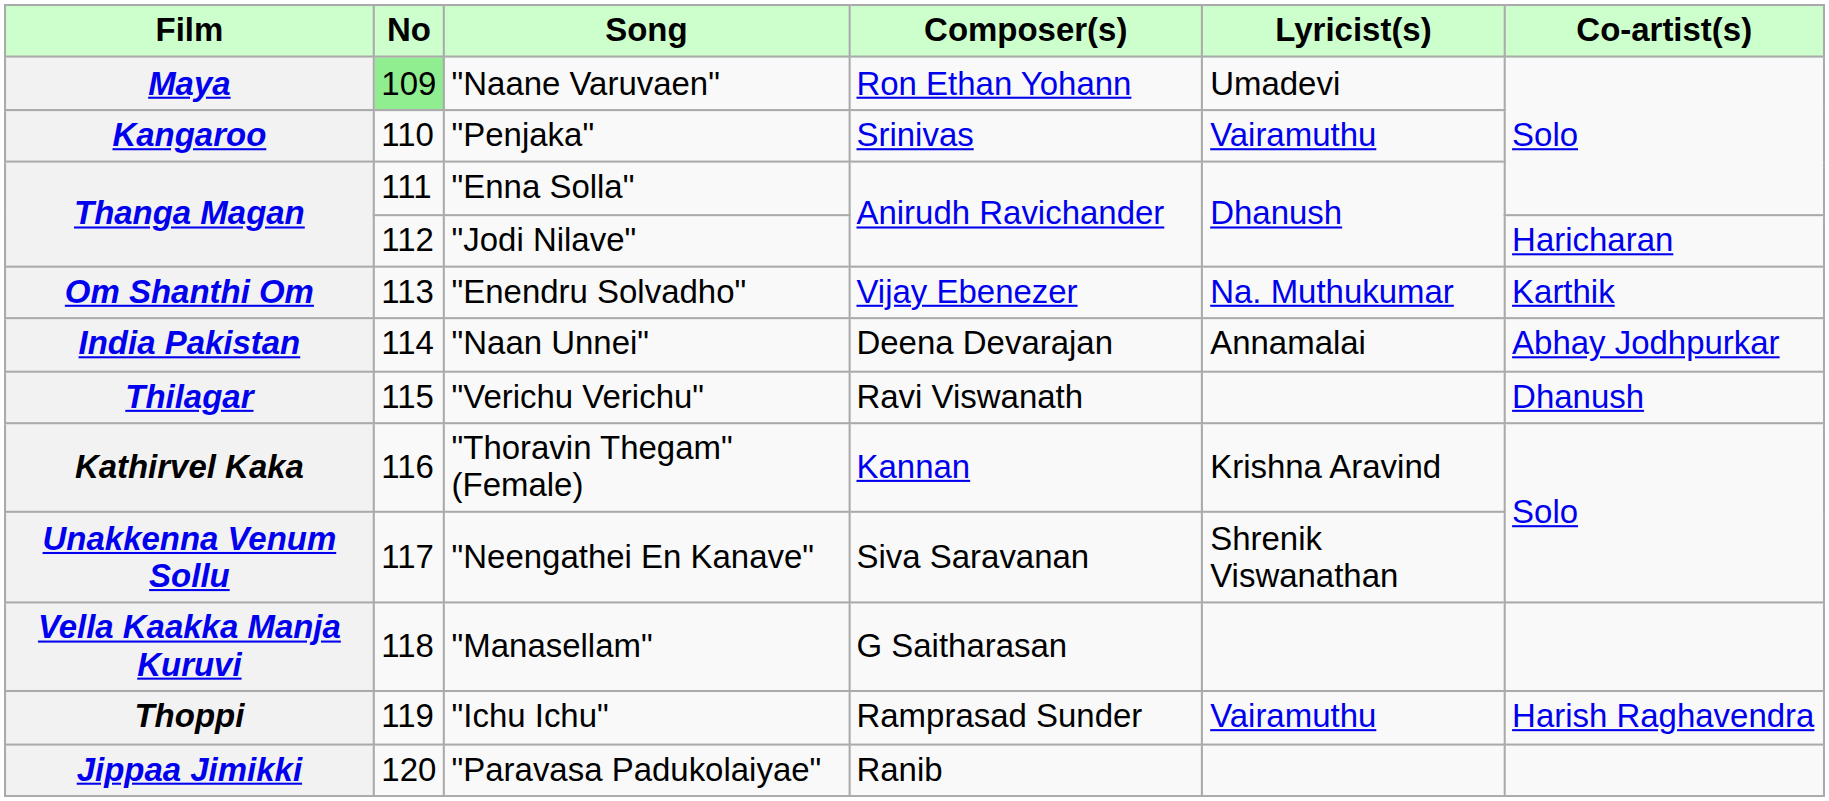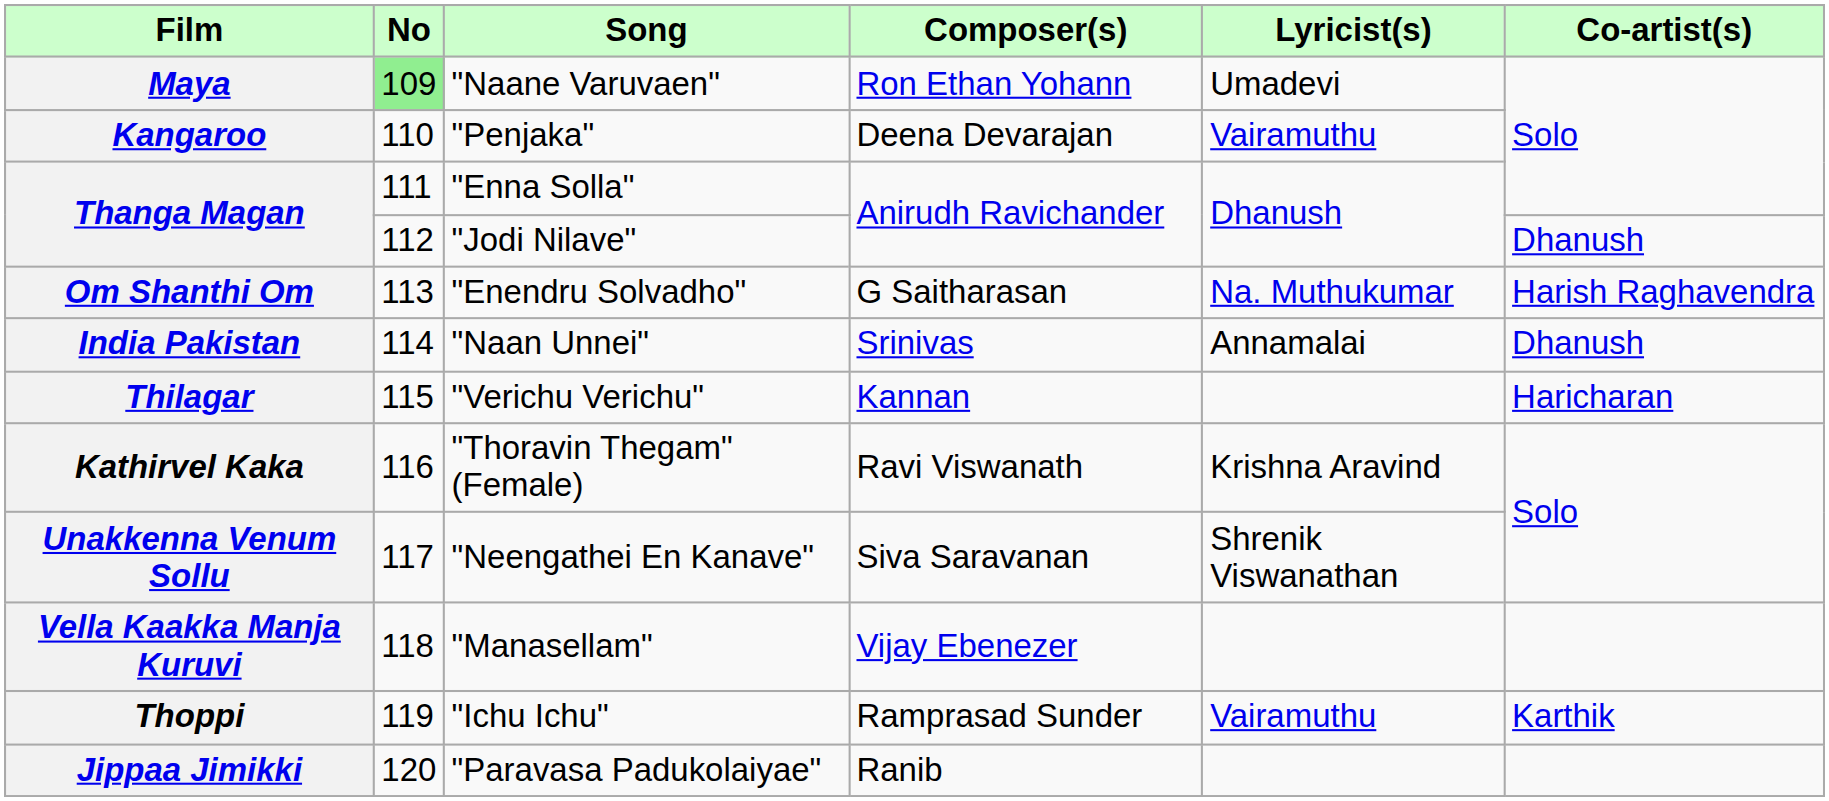(915, 135) Srinivas -> (985, 135) Deena Devarajan
(1593, 239) Haricharan -> (1578, 239) Dhanush
(967, 291) Vijay Ebenezer -> (962, 291) G Saitharasan
(1563, 291) Karthik -> (1663, 291) Harish Raghavendra
(985, 344) Deena Devarajan -> (915, 344) Srinivas
(1646, 344) Abhay Jodhpurkar -> (1578, 344) Dhanush
(970, 396) Ravi Viswanath -> (913, 396) Kannan
(1578, 396) Dhanush -> (1593, 396) Haricharan
(913, 467) Kannan -> (970, 467) Ravi Viswanath
(962, 646) G Saitharasan -> (967, 646) Vijay Ebenezer
(1663, 716) Harish Raghavendra -> (1563, 716) Karthik
